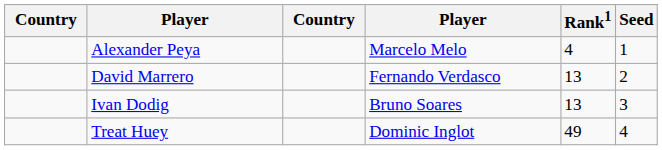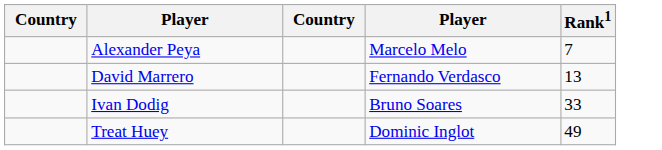- column: (636, 20)
(569, 49) 4 -> (569, 49) 7
(573, 104) 13 -> (573, 104) 33
